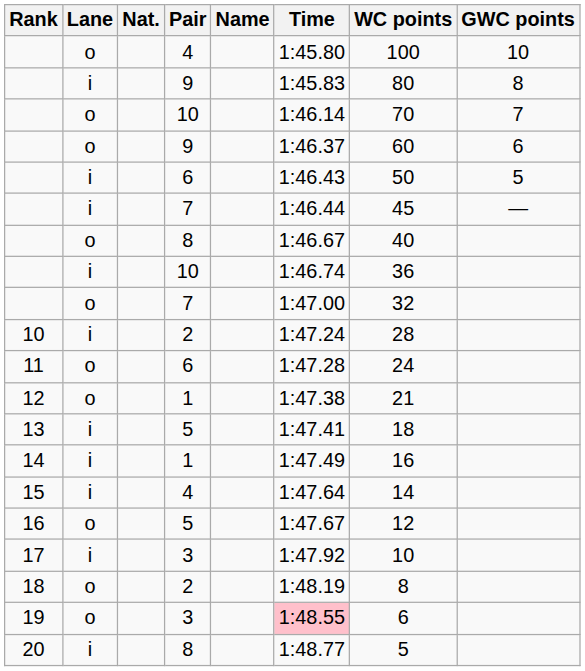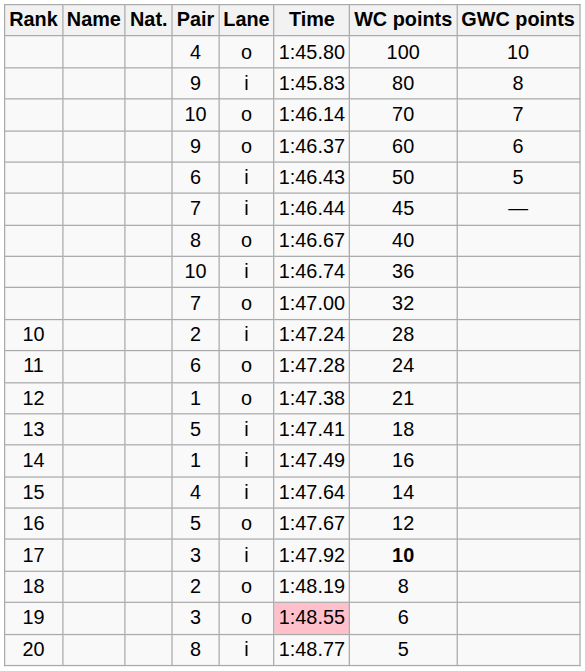columns swapped: (243, 20) <-> (90, 20)
(403, 555) normal -> (403, 555) bold
